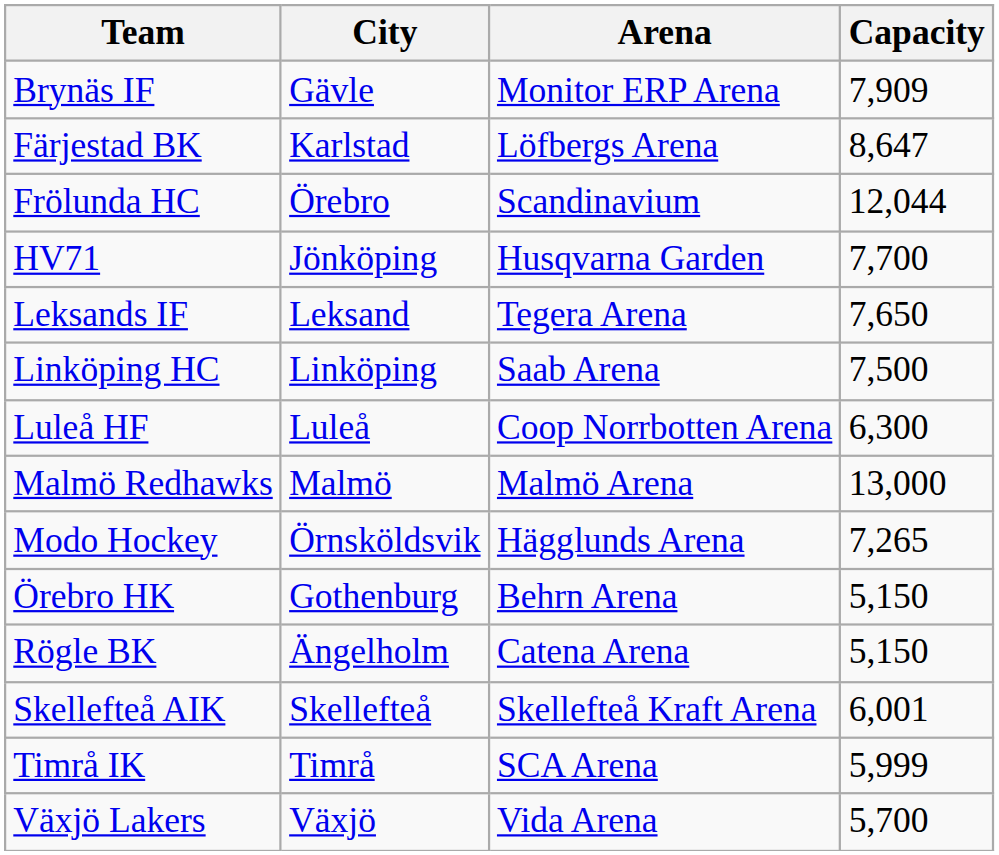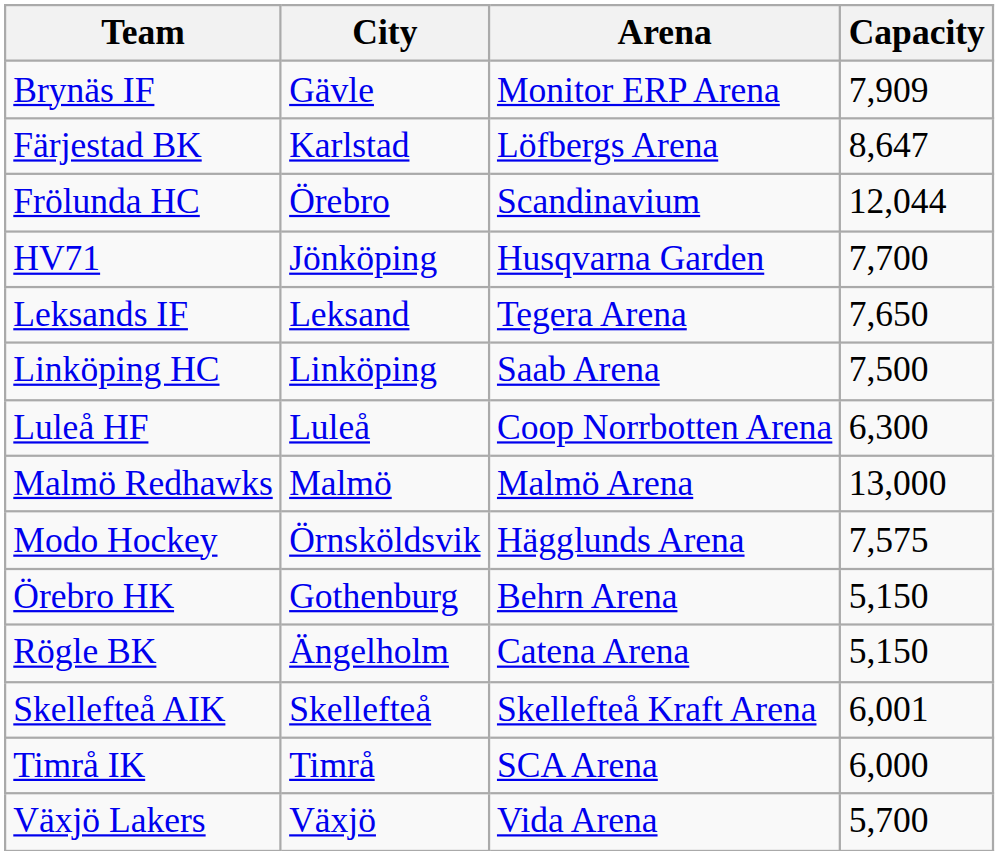(889, 539) 7,265 -> (889, 539) 7,575
(889, 764) 5,999 -> (889, 764) 6,000
